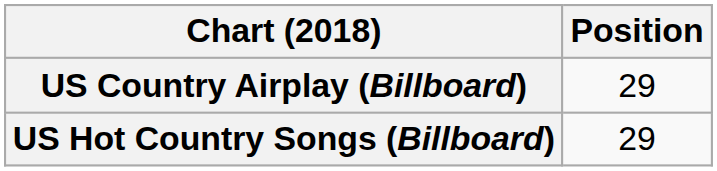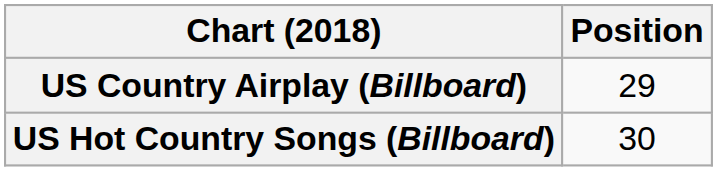(637, 138) 29 -> (637, 138) 30
